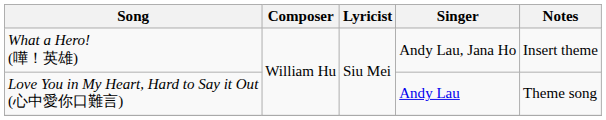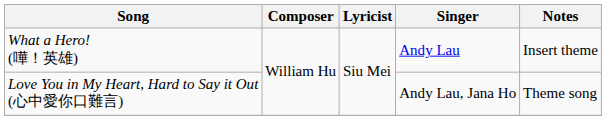(458, 50) Andy Lau, Jana Ho -> (430, 50) Andy Lau
(430, 93) Andy Lau -> (458, 93) Andy Lau, Jana Ho
